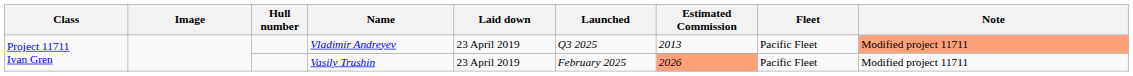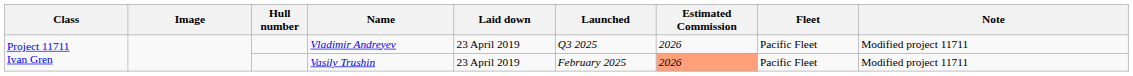(670, 44) 2013 -> (670, 44) 2026
(915, 44) lightsalmon background -> (915, 44) no background
